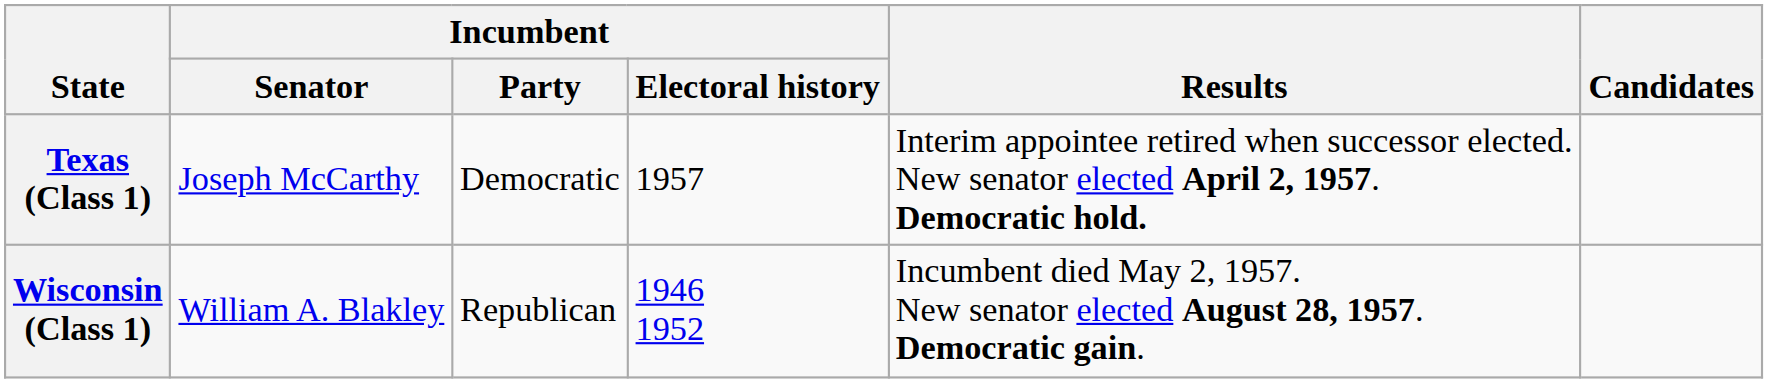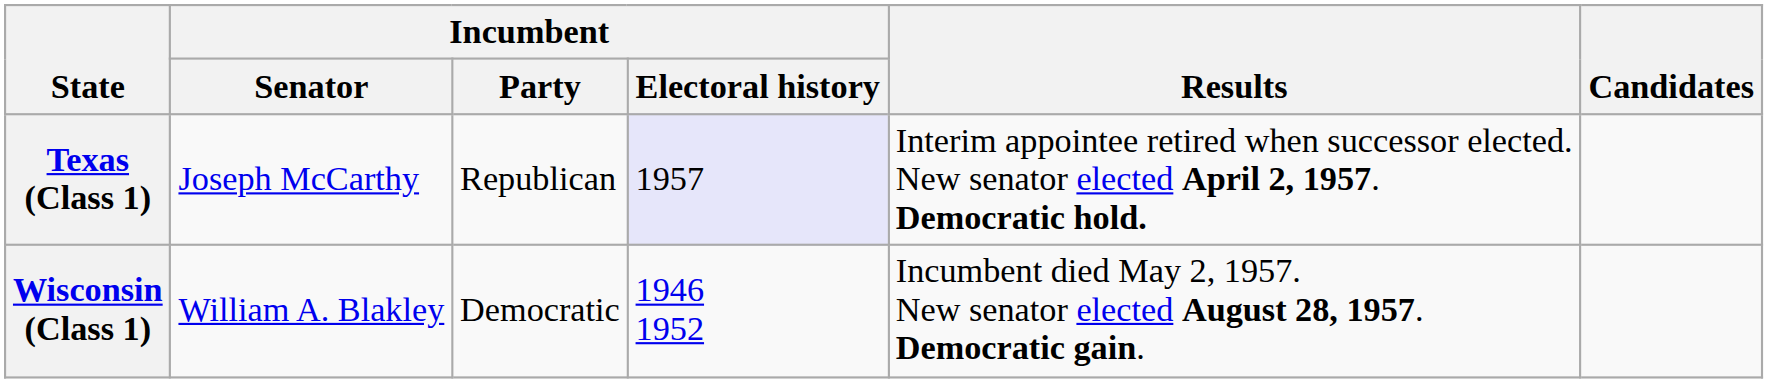(540, 178) Democratic -> (538, 178) Republican
(670, 178) no background -> (670, 178) lavender background
(538, 310) Republican -> (540, 310) Democratic
